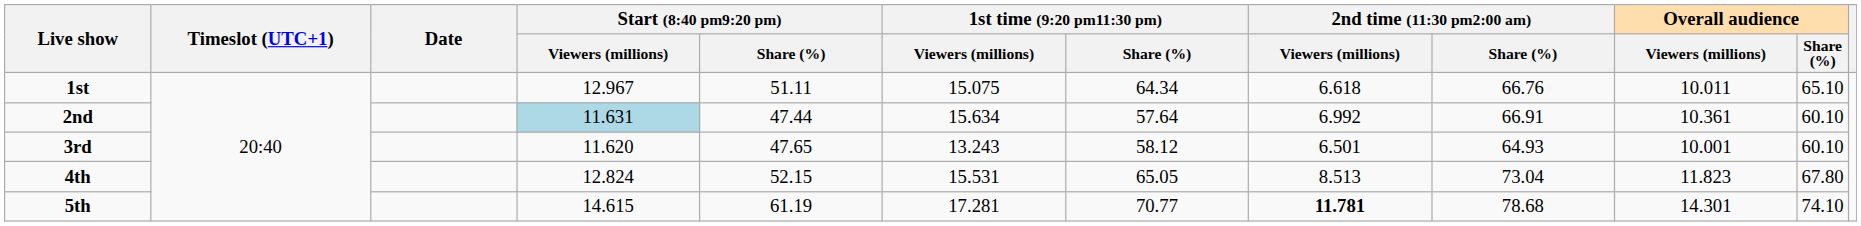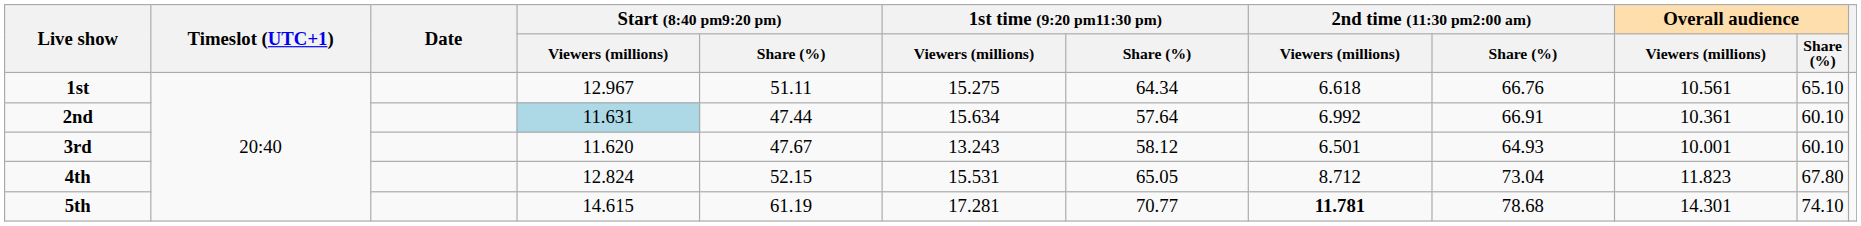(974, 87) 15.075 -> (974, 87) 15.275
(1706, 87) 10.011 -> (1706, 87) 10.561
(791, 146) 47.65 -> (791, 146) 47.67
(1340, 176) 8.513 -> (1340, 176) 8.712
